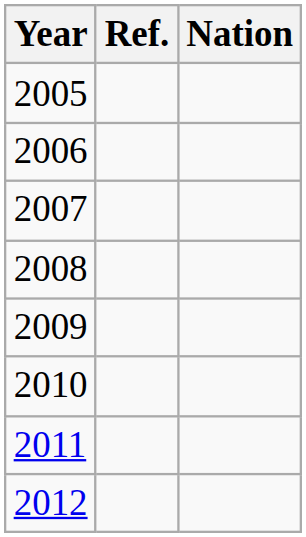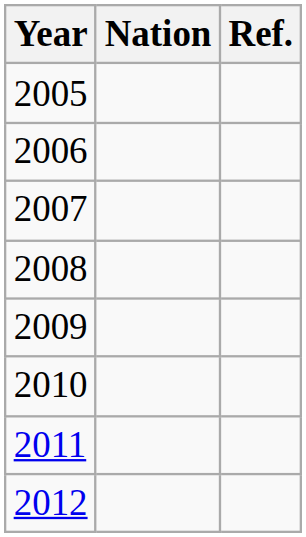columns swapped: (240, 33) <-> (137, 33)
